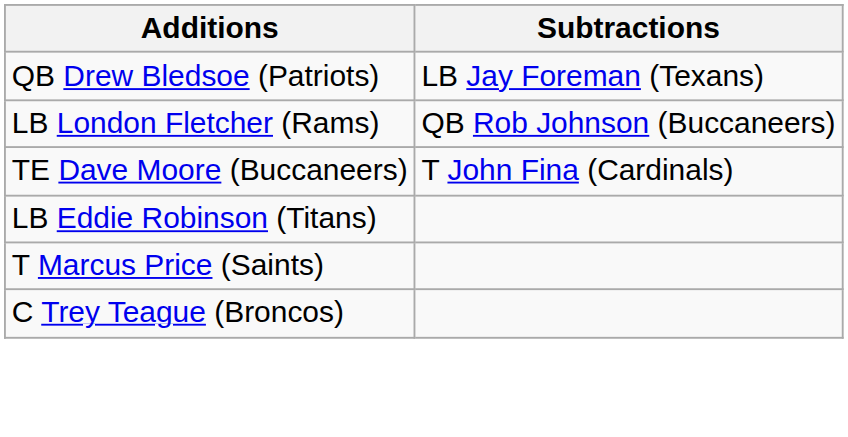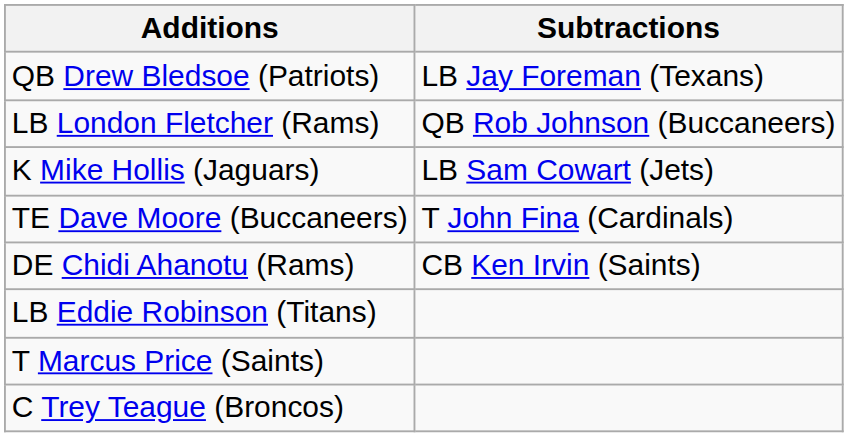+ row: (166, 170)
+ row: (183, 265)
